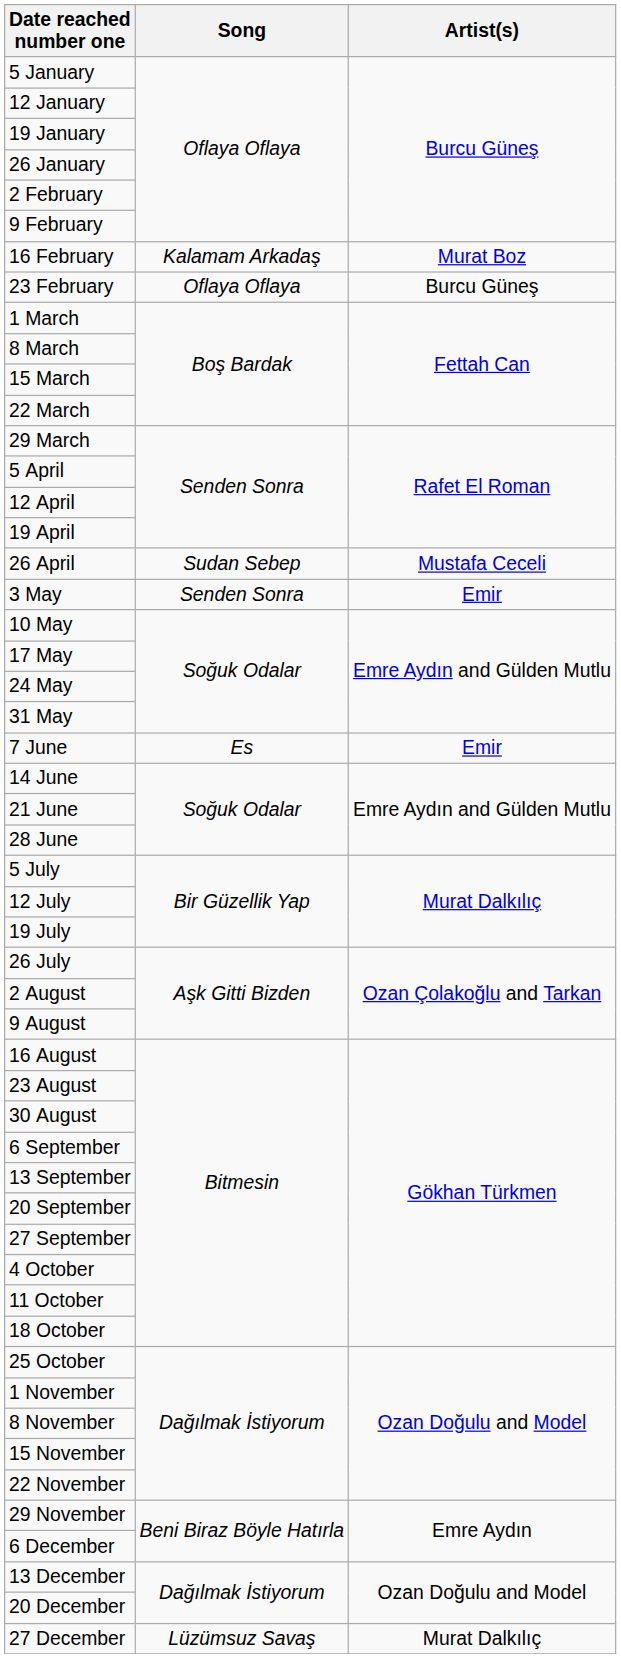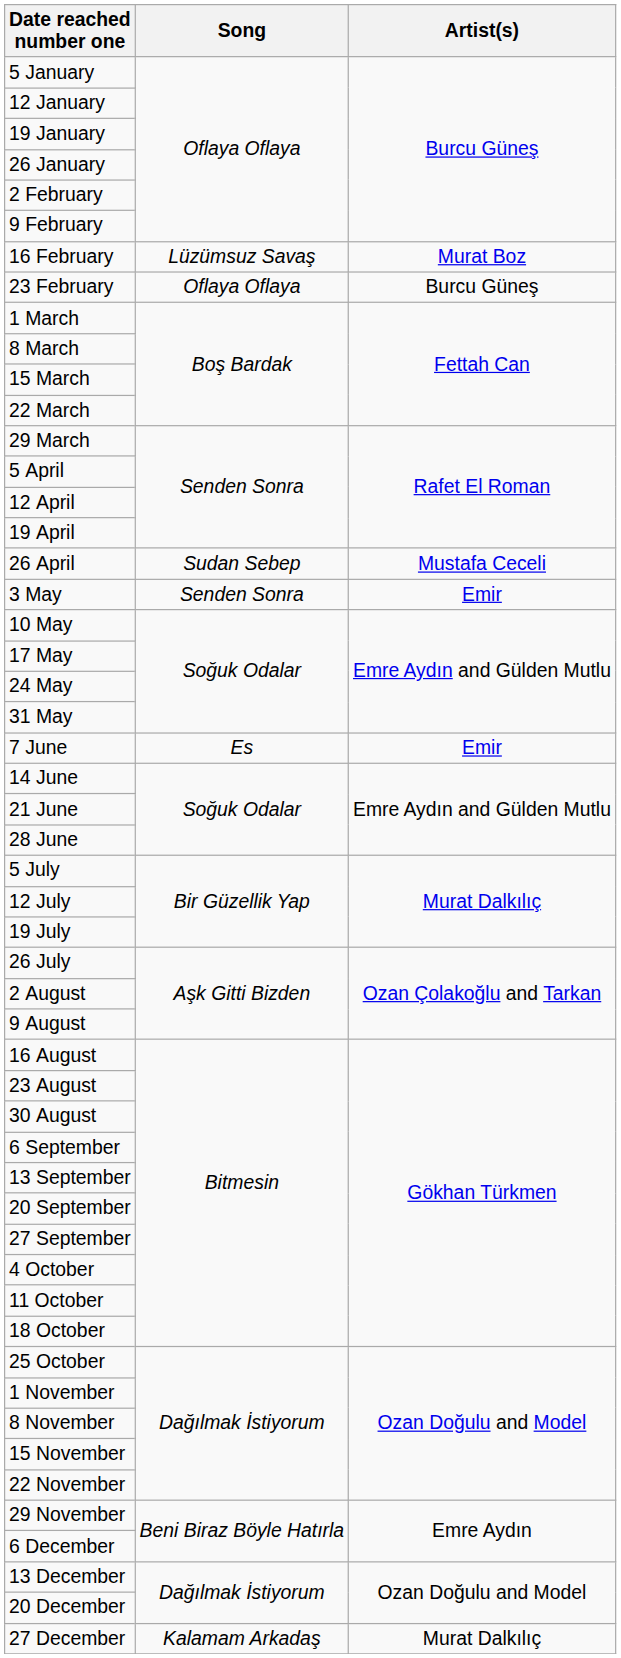(242, 256) Kalamam Arkadaş -> (242, 256) Lüzümsuz Savaş
(242, 1638) Lüzümsuz Savaş -> (242, 1638) Kalamam Arkadaş
